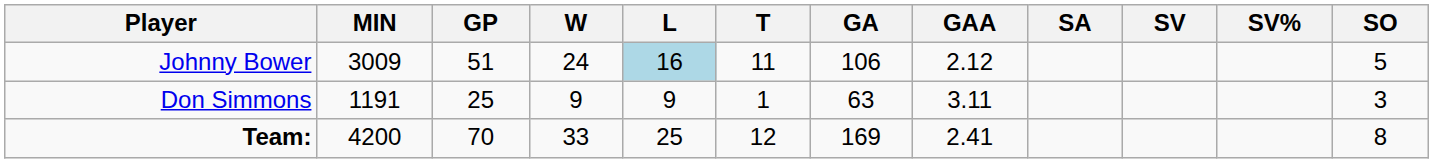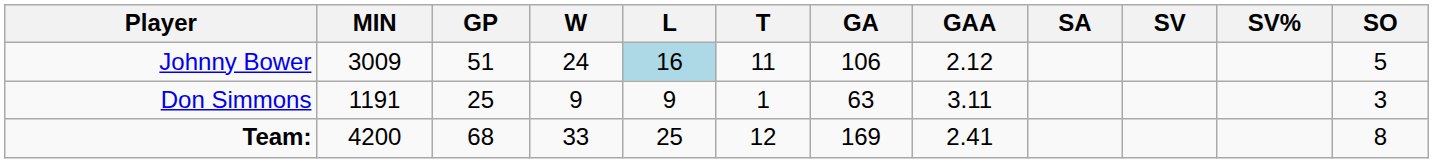(481, 137) 70 -> (481, 137) 68
